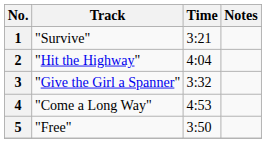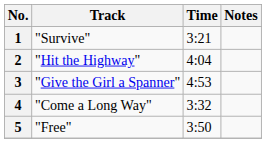(199, 82) 3:32 -> (199, 82) 4:53
(199, 104) 4:53 -> (199, 104) 3:32
